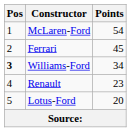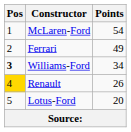(118, 48) 45 -> (118, 48) 49
(9, 83) no background -> (9, 83) gold background
(118, 83) 23 -> (118, 83) 26
